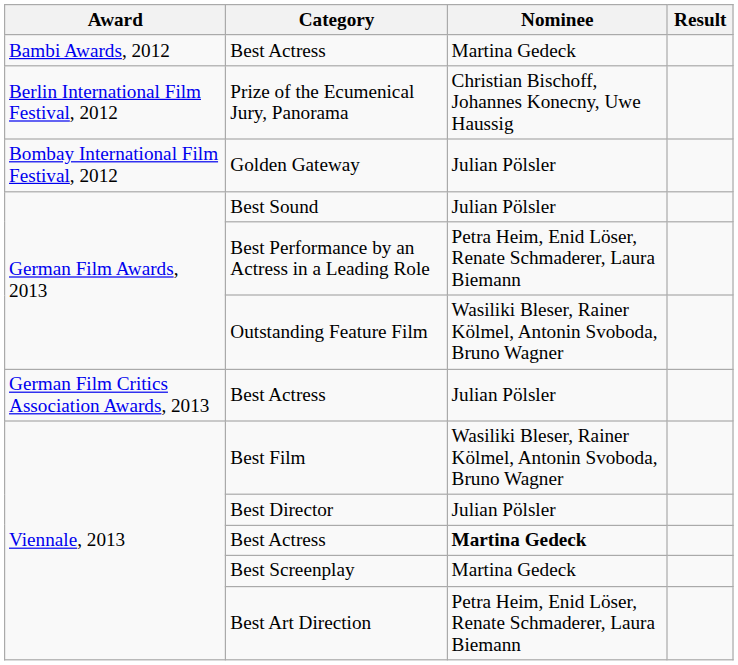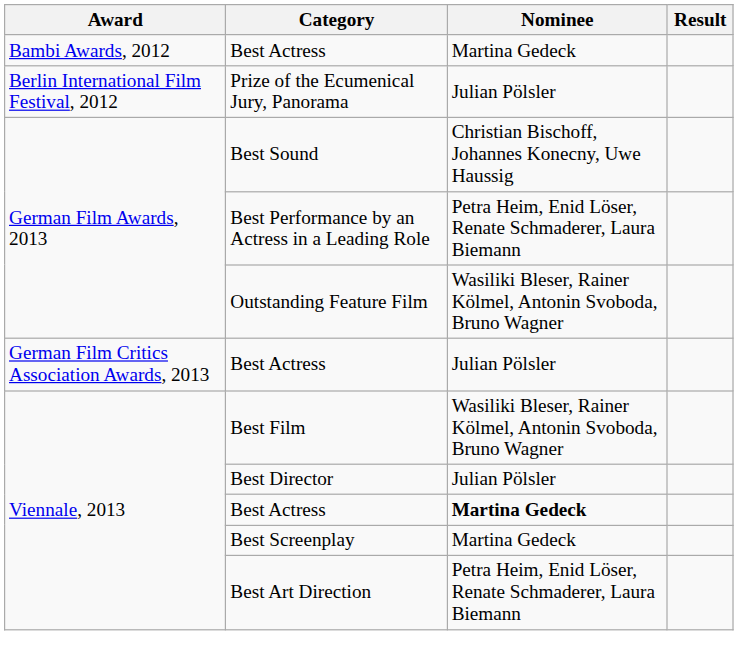(546, 102) Christian Bischoff, Johannes Konecny, Uwe Haussig -> (504, 91) Julian Pölsler
- row: (114, 165)
(504, 206) Julian Pölsler -> (546, 154) Christian Bischoff, Johannes Konecny, Uwe Haussig
